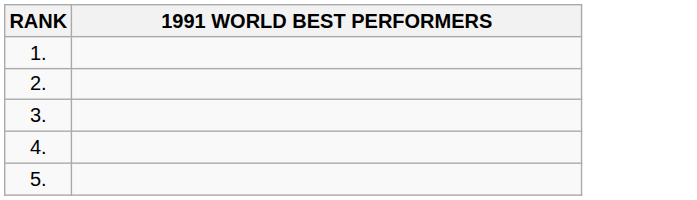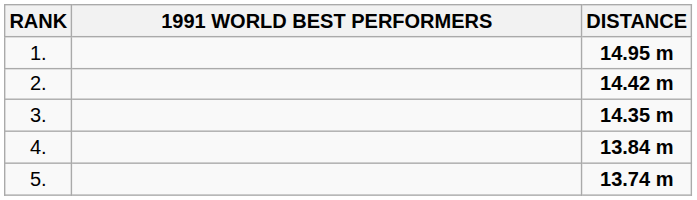+ column: (637, 21)
